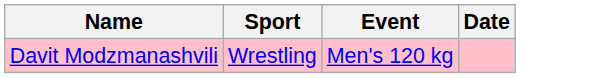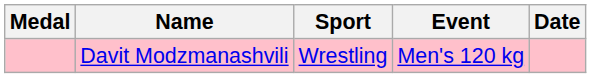+ column: (40, 22)
